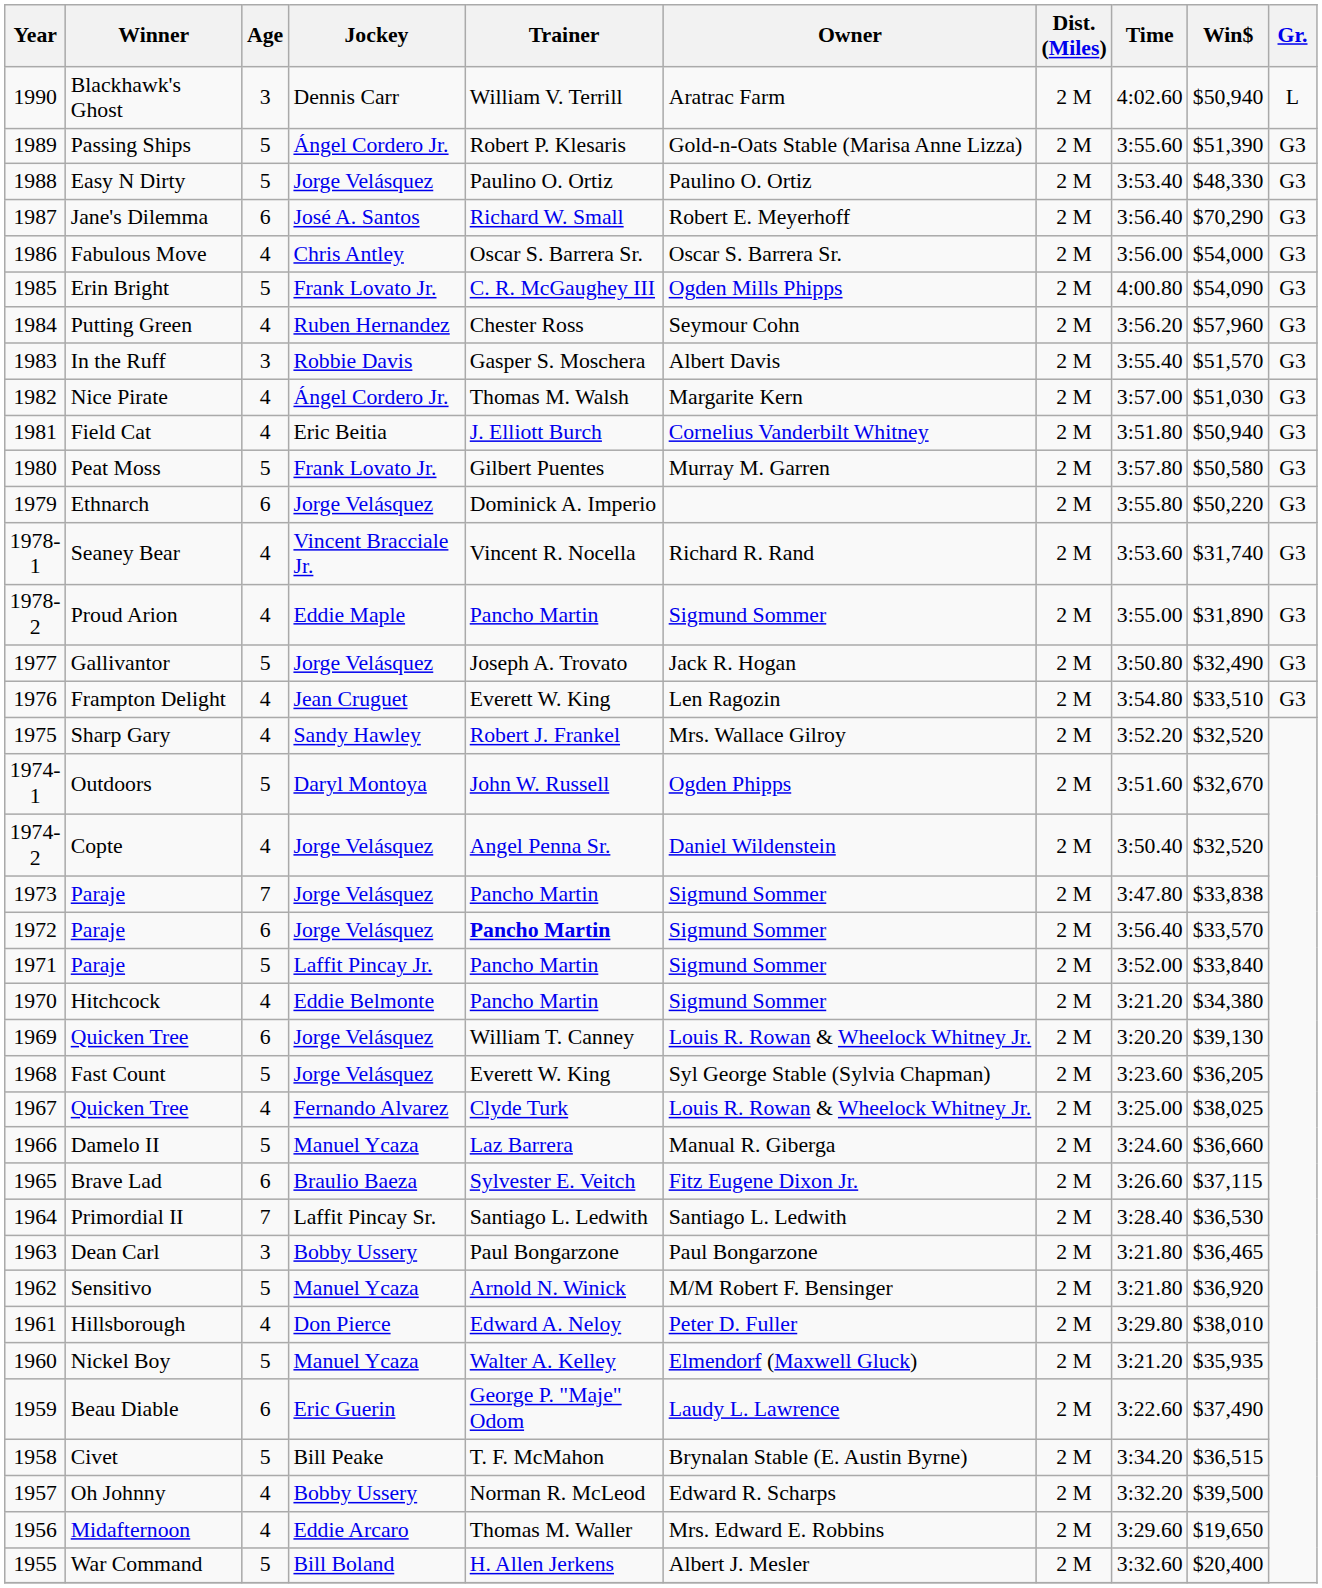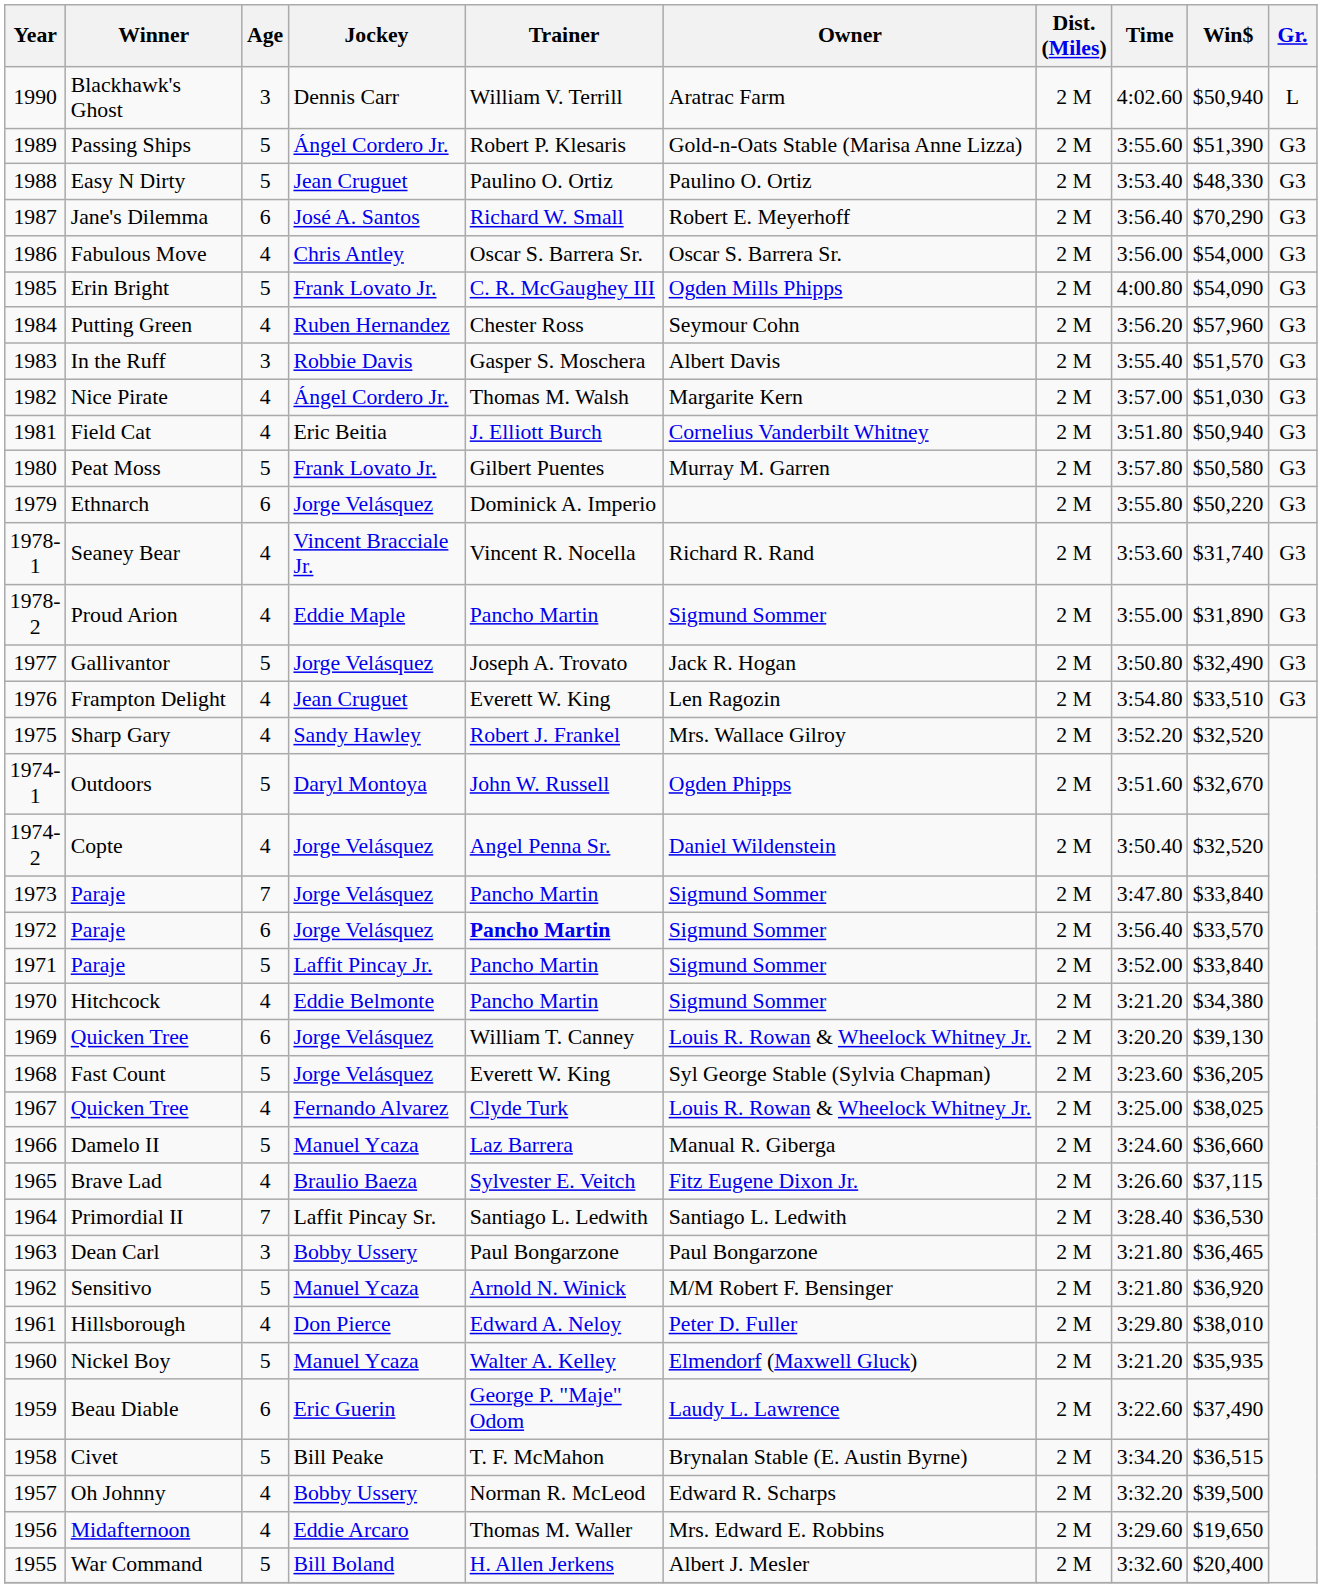(363, 181) Jorge Velásquez -> (350, 181) Jean Cruguet
(1228, 894) $33,838 -> (1228, 894) $33,840
(265, 1180) 6 -> (265, 1180) 4
